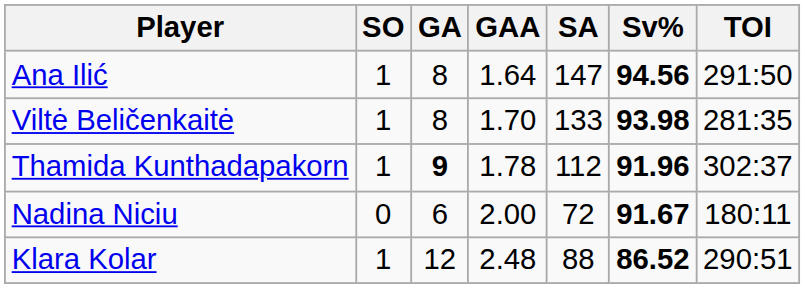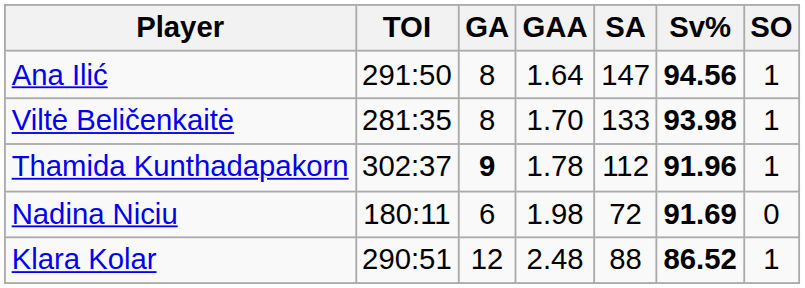columns swapped: (748, 27) <-> (383, 27)
(508, 213) 2.00 -> (555, 213) 1.98
(653, 213) 91.67 -> (700, 213) 91.69
